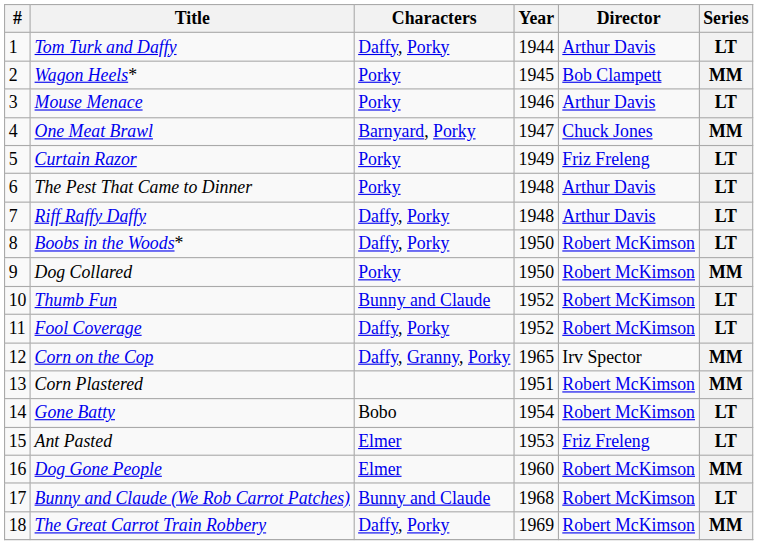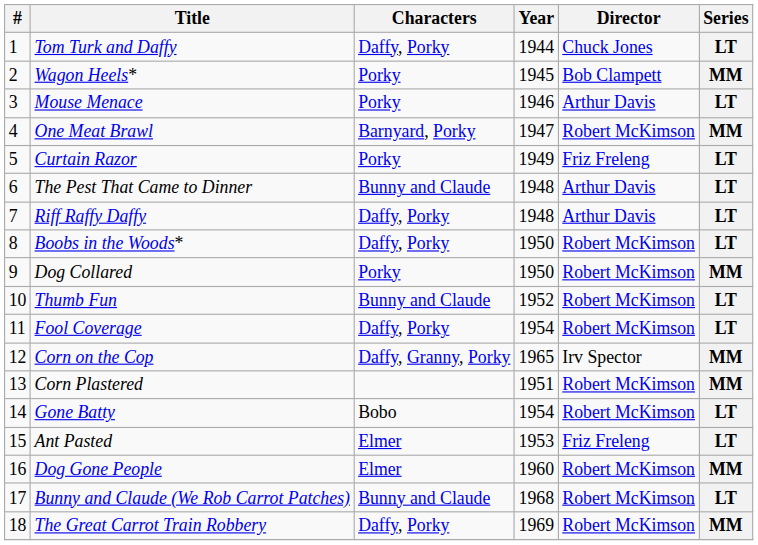(609, 46) Arthur Davis -> (607, 46) Chuck Jones
(607, 131) Chuck Jones -> (629, 131) Robert McKimson
(379, 187) Porky -> (424, 187) Bunny and Claude
(536, 328) 1952 -> (536, 328) 1954
